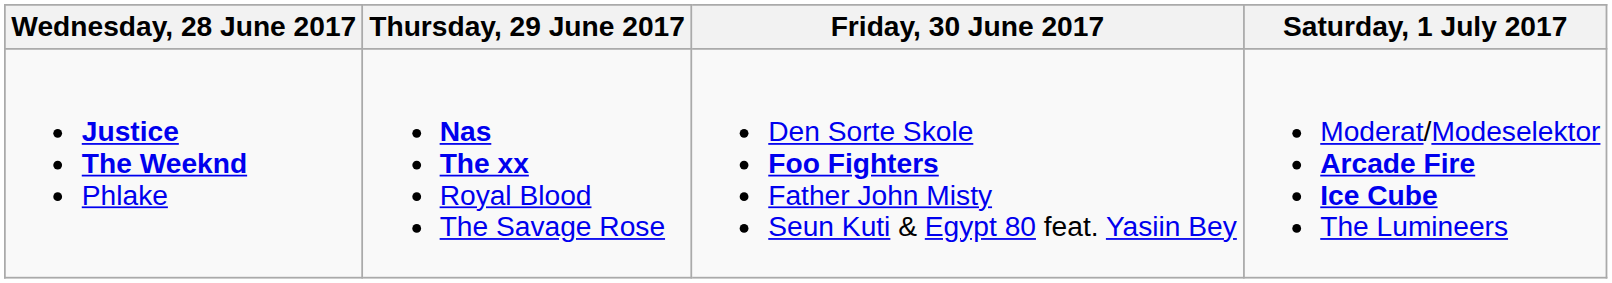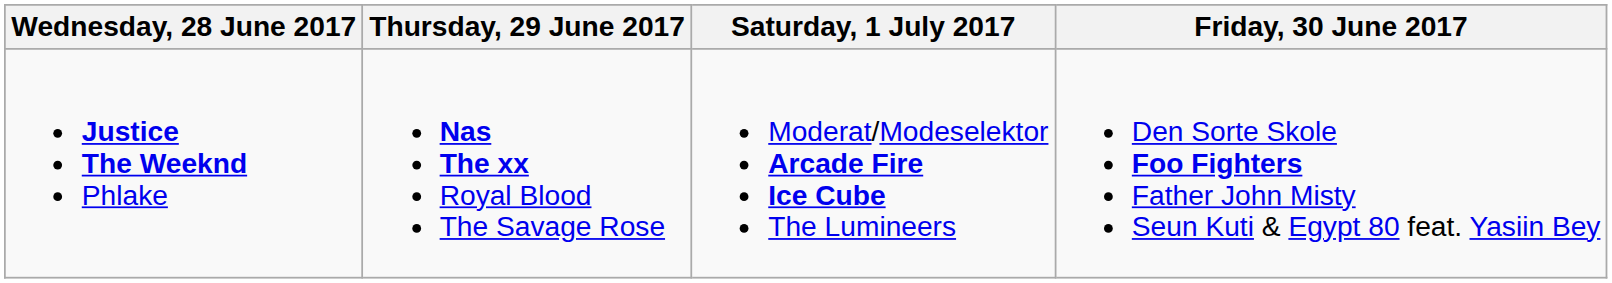columns swapped: (967, 26) <-> (1425, 26)
